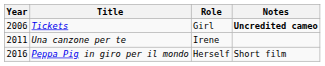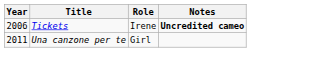(204, 26) Girl -> (143, 26) Irene
(206, 40) Irene -> (141, 40) Girl
- row: (110, 54)
